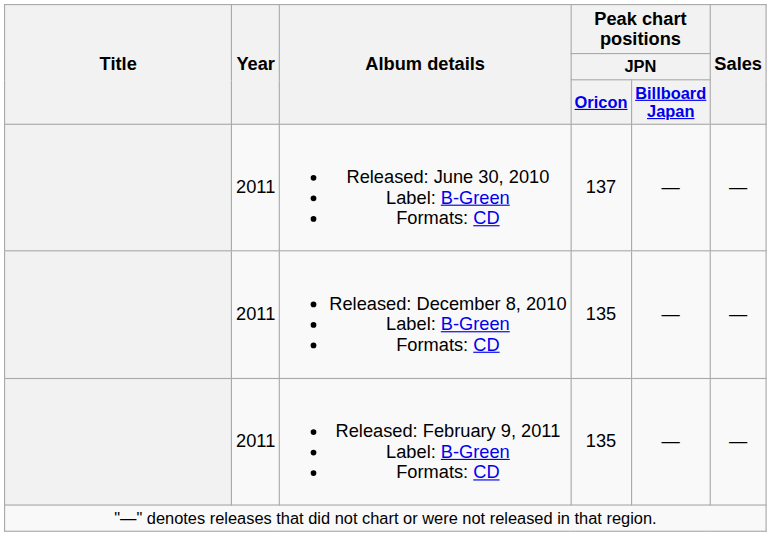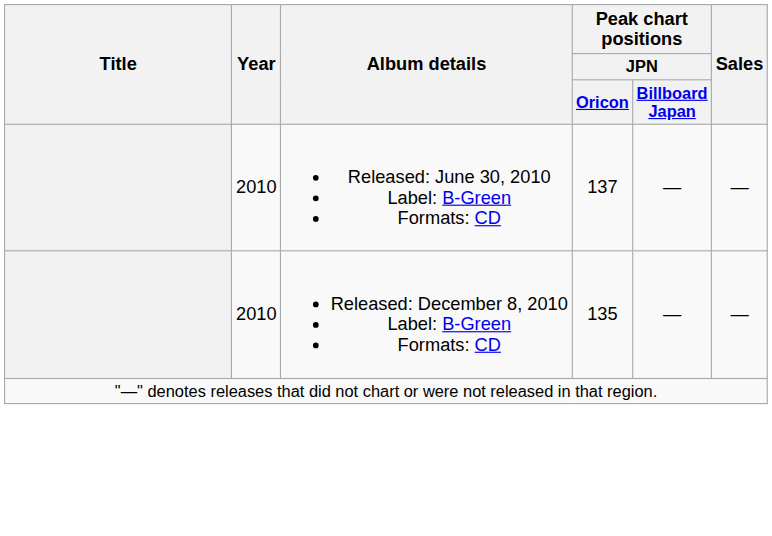(256, 187) 2011 -> (256, 187) 2010
(256, 314) 2011 -> (256, 314) 2010
- row: (425, 452)
